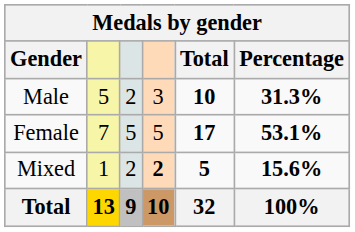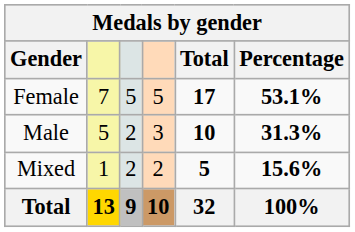rows swapped: (46, 132) <-> (46, 96)
(158, 169) bold -> (158, 169) normal
